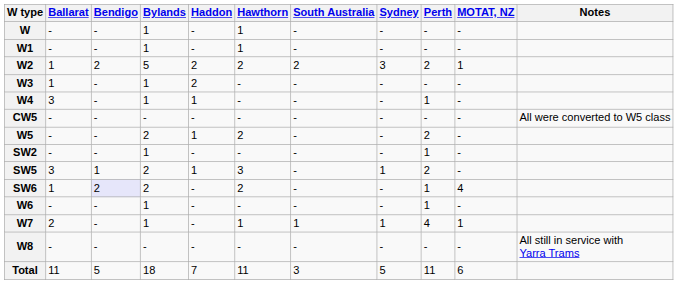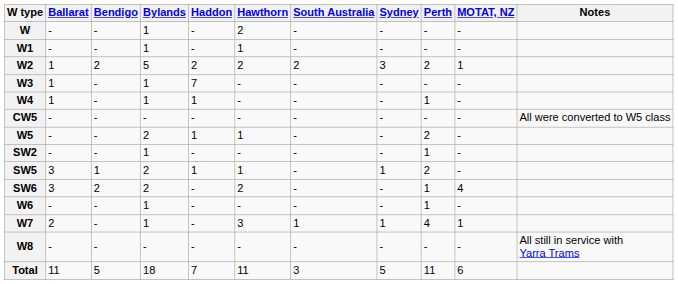(240, 30) 1 -> (240, 30) 2
(194, 83) 2 -> (194, 83) 7
(51, 100) 3 -> (51, 100) 1
(240, 135) 2 -> (240, 135) 1
(240, 170) 3 -> (240, 170) 1
(51, 188) 1 -> (51, 188) 3
(97, 188) lavender background -> (97, 188) no background
(240, 223) 1 -> (240, 223) 3
